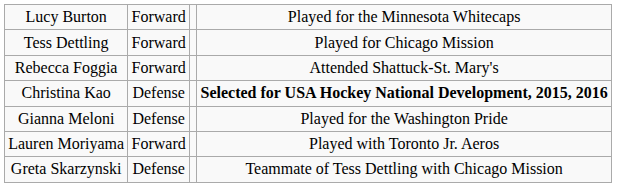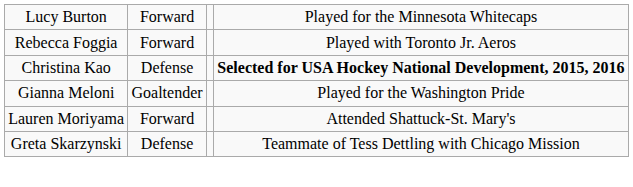- row: (66, 42)
(404, 67) Attended Shattuck-St. Mary's -> (421, 42) Played with Toronto Jr. Aeros
(159, 118) Defense -> (167, 93) Goaltender
(404, 144) Played with Toronto Jr. Aeros -> (421, 118) Attended Shattuck-St. Mary's
